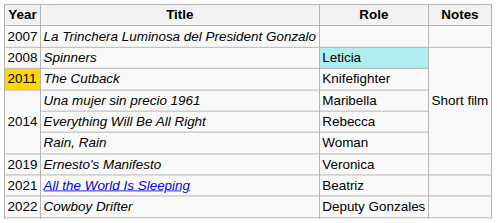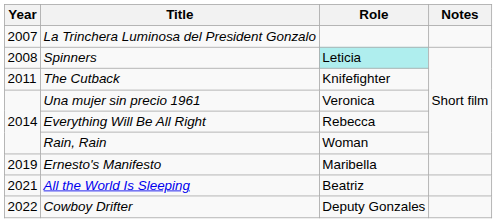(22, 79) gold background -> (22, 79) no background
(350, 100) Maribella -> (348, 100) Veronica
(348, 164) Veronica -> (350, 164) Maribella
